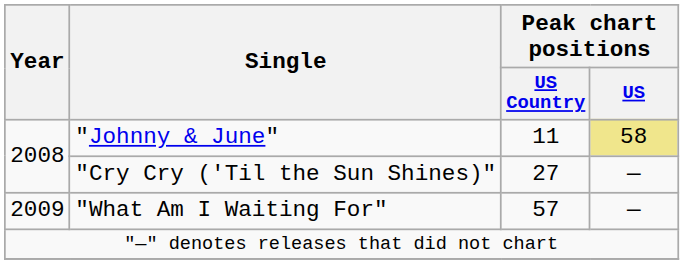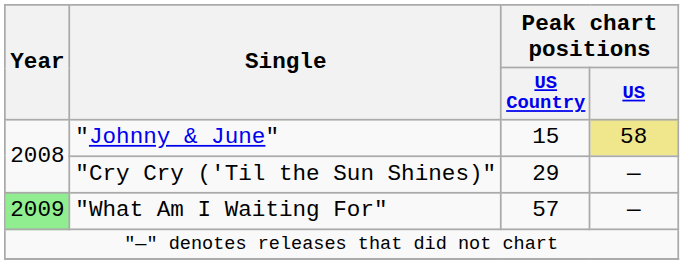(546, 137) 11 -> (546, 137) 15
(546, 174) 27 -> (546, 174) 29
(37, 211) no background -> (37, 211) lightgreen background
